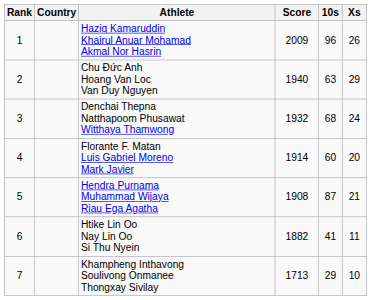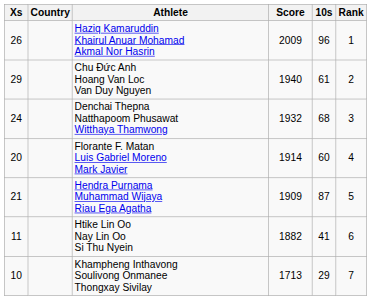columns swapped: (19, 12) <-> (354, 12)
(330, 79) 63 -> (324, 79) 61
(297, 197) 1908 -> (290, 197) 1909
